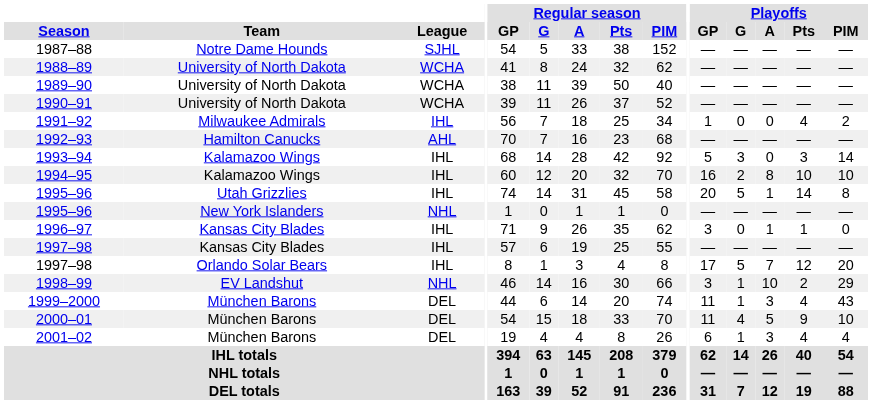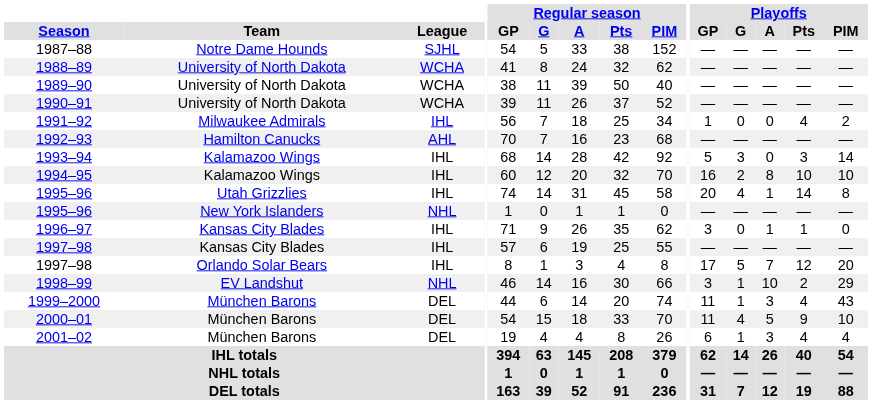(741, 193) 5 -> (741, 193) 4
